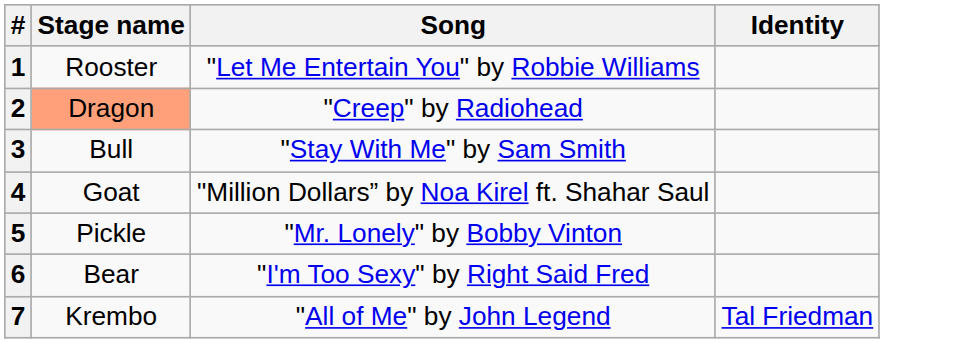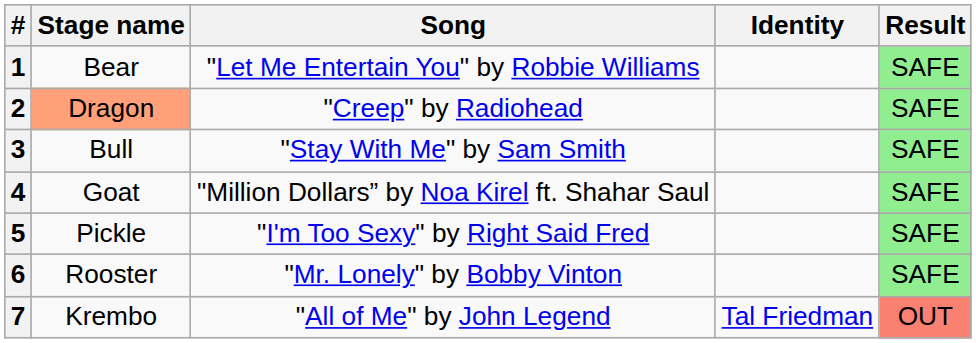+ column: (925, 25)
(111, 66) Rooster -> (111, 66) Bear
(453, 233) "Mr. Lonely" by Bobby Vinton -> (453, 233) "I'm Too Sexy" by Right Said Fred
(111, 274) Bear -> (111, 274) Rooster
(453, 274) "I'm Too Sexy" by Right Said Fred -> (453, 274) "Mr. Lonely" by Bobby Vinton
